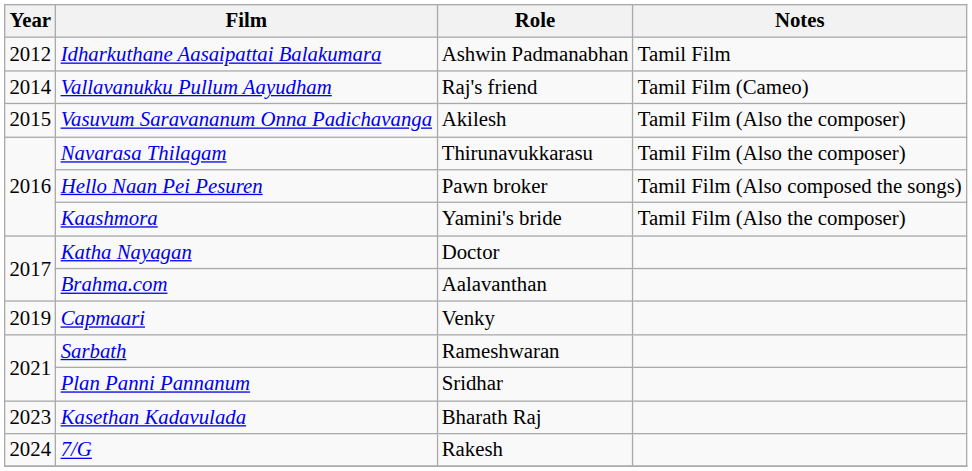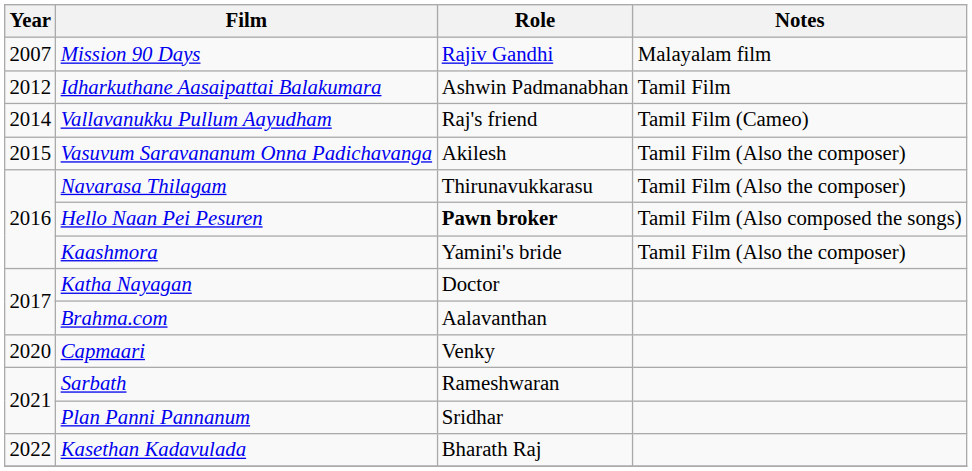+ row: (131, 53)
(495, 185) normal -> (500, 218) bold
(30, 317) 2019 -> (30, 350) 2020
(30, 416) 2023 -> (30, 449) 2022
- row: (76, 449)
